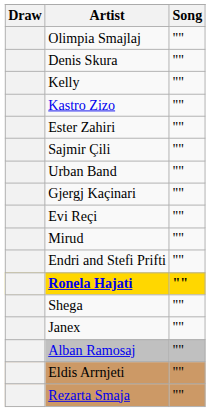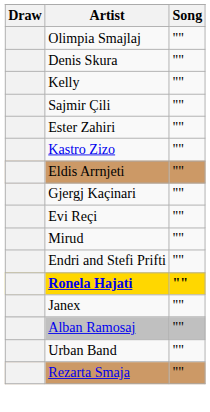rows swapped: (79, 149) <-> (82, 104)
rows swapped: (82, 171) <-> (86, 372)
- row: (65, 305)
